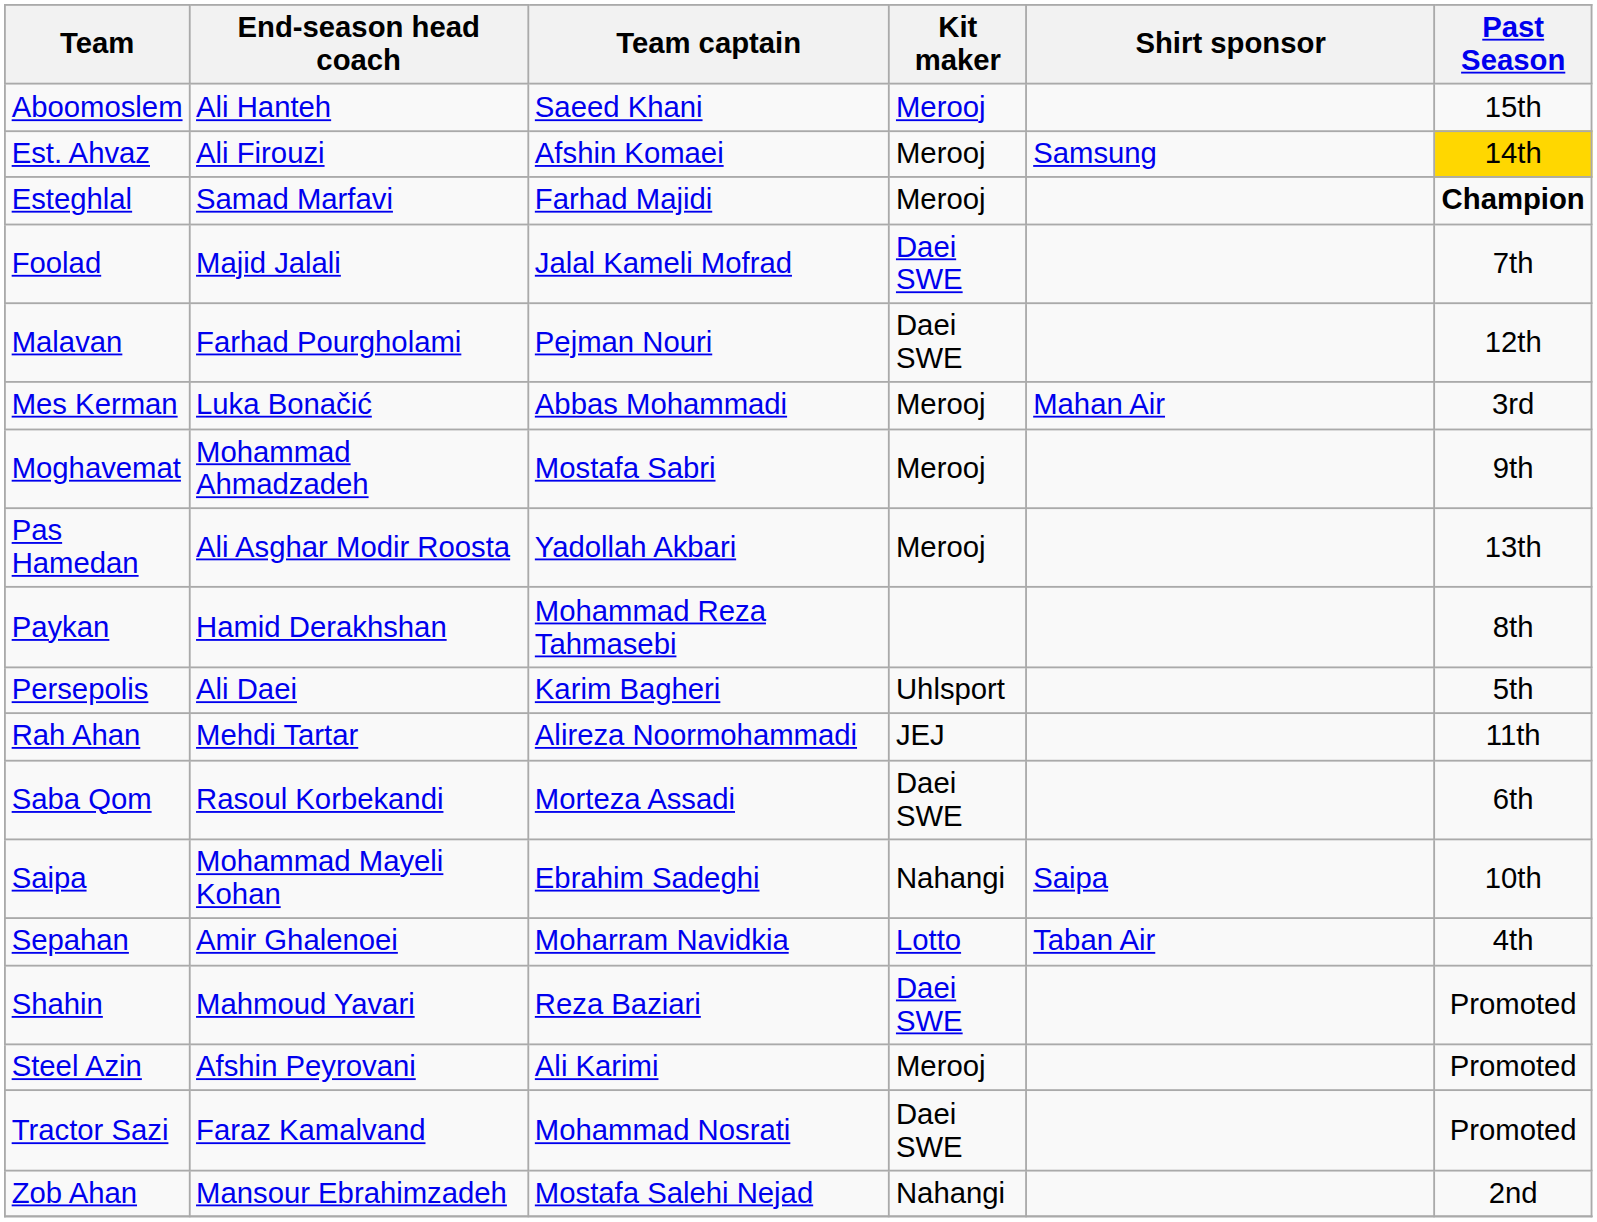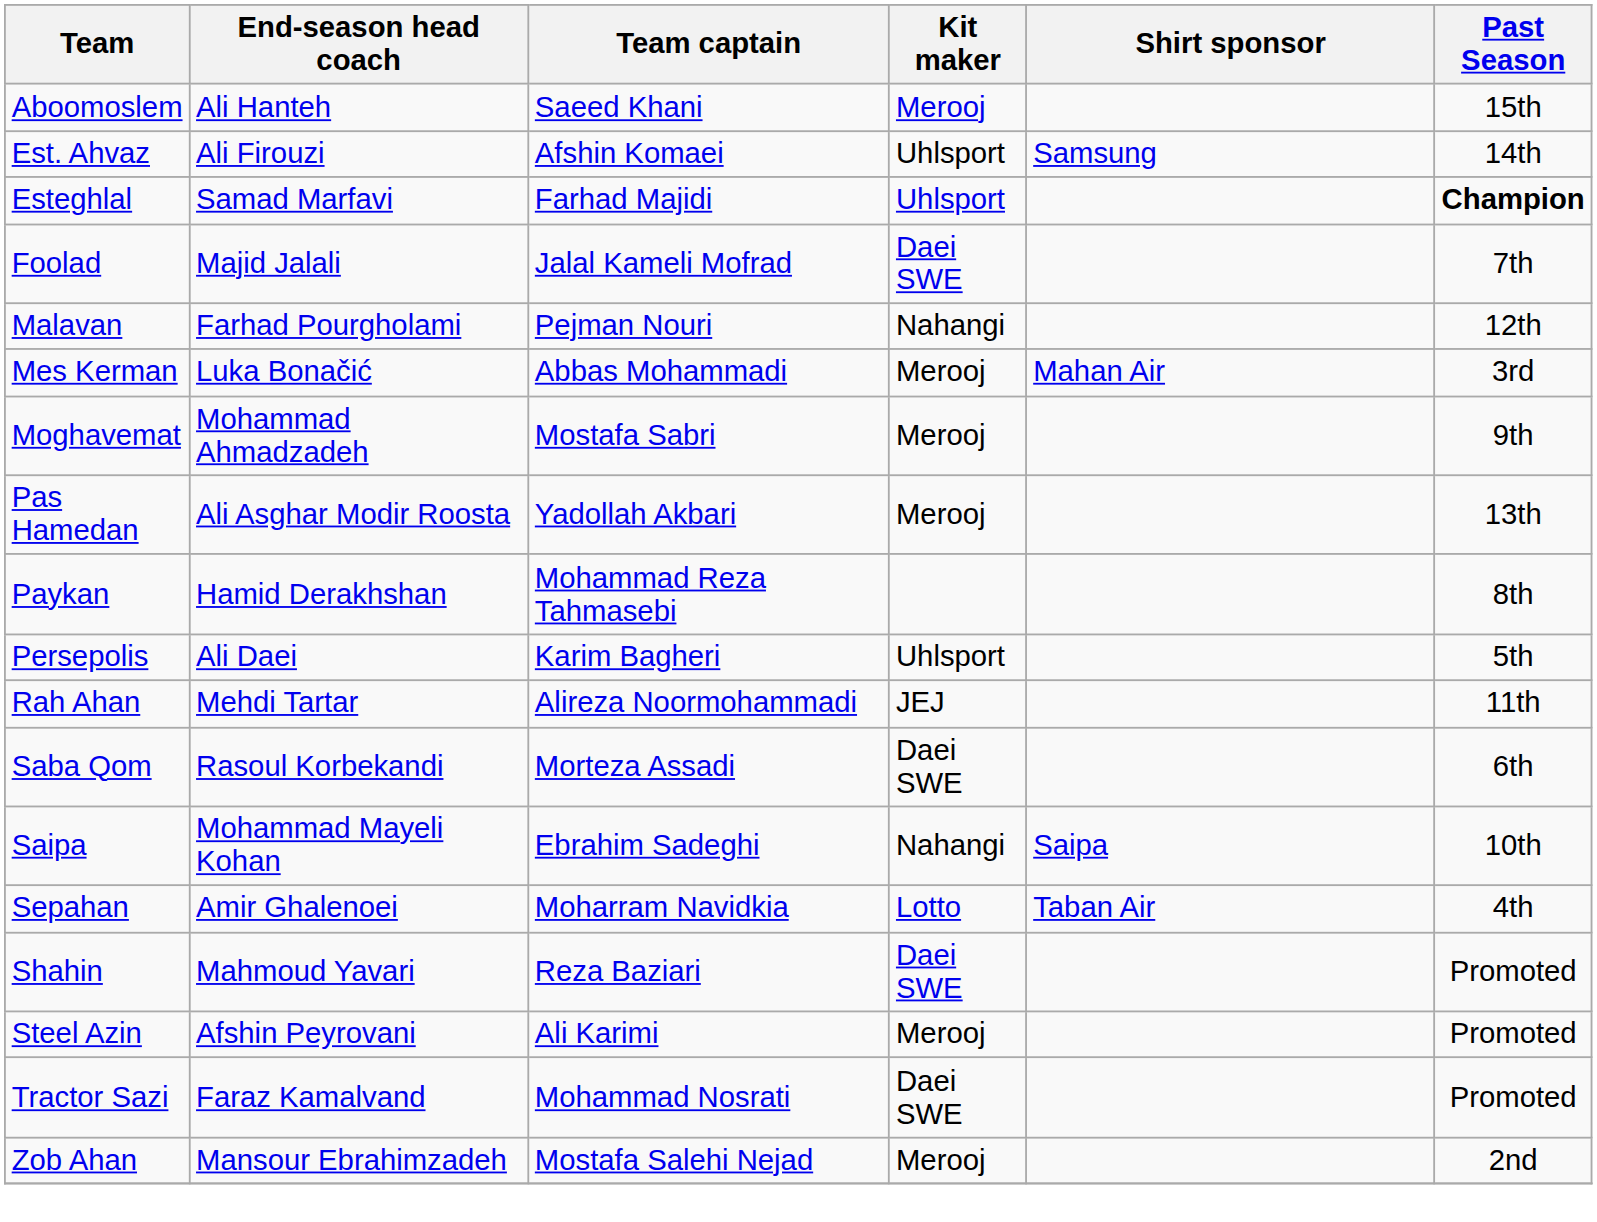(941, 153) Merooj -> (950, 153) Uhlsport
(1513, 153) gold background -> (1513, 153) no background
(941, 199) Merooj -> (950, 199) Uhlsport
(929, 342) Daei SWE -> (950, 325) Nahangi
(950, 1192) Nahangi -> (941, 1160) Merooj
